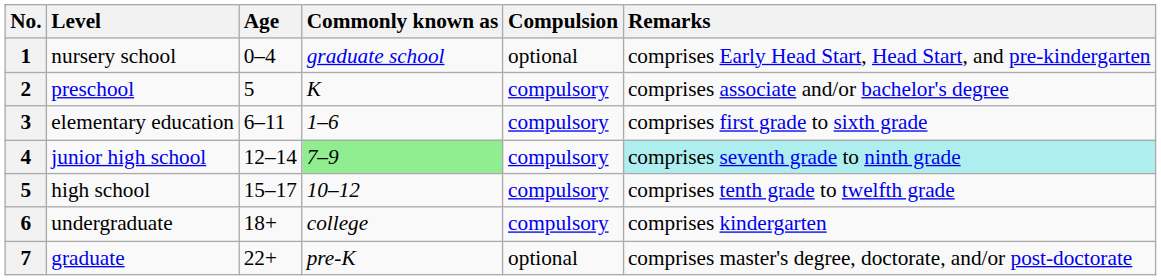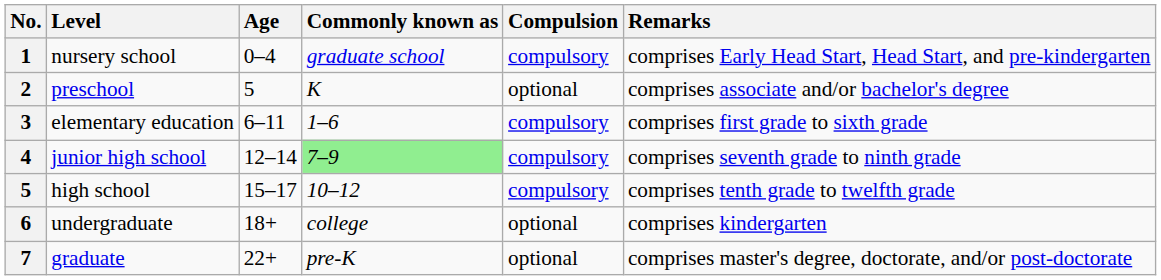(543, 55) optional -> (558, 55) compulsory
(558, 88) compulsory -> (543, 88) optional
(794, 156) paleturquoise background -> (794, 156) no background
(558, 223) compulsory -> (543, 223) optional
